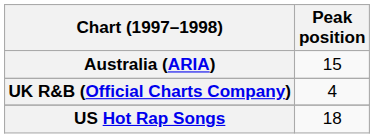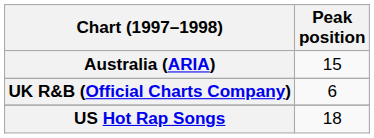(332, 91) 4 -> (332, 91) 6
